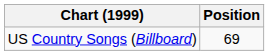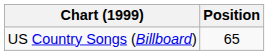(232, 38) 69 -> (232, 38) 65
